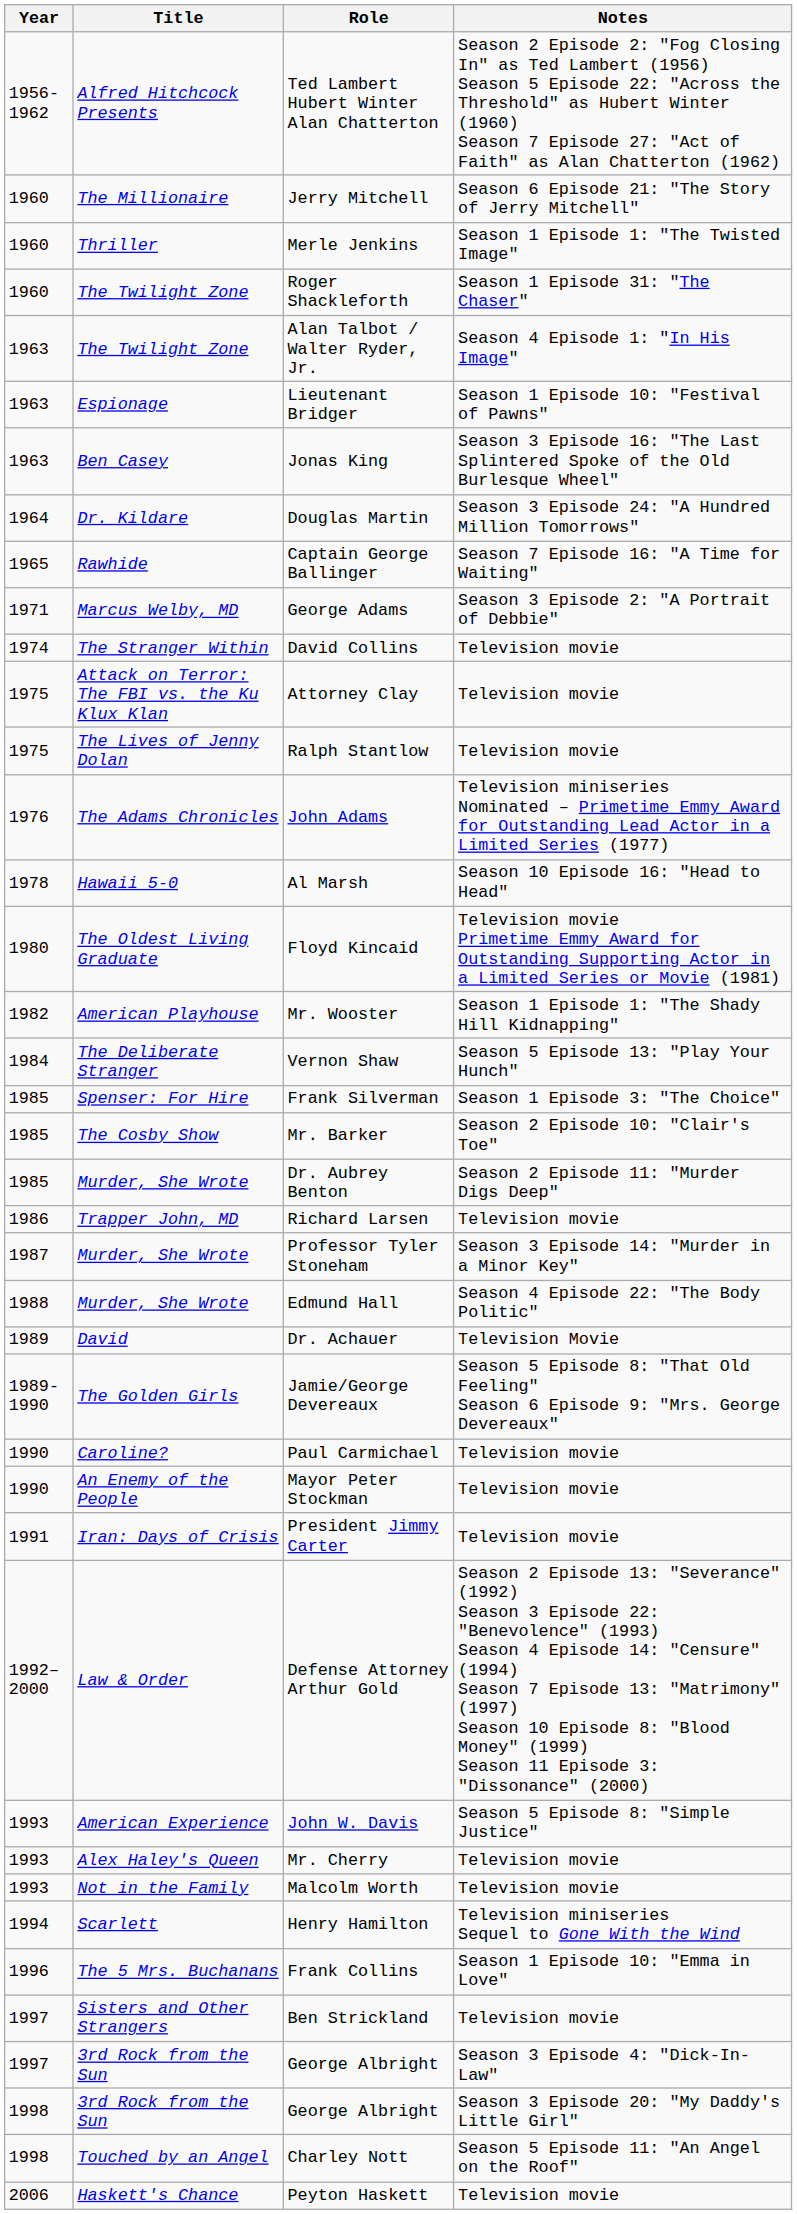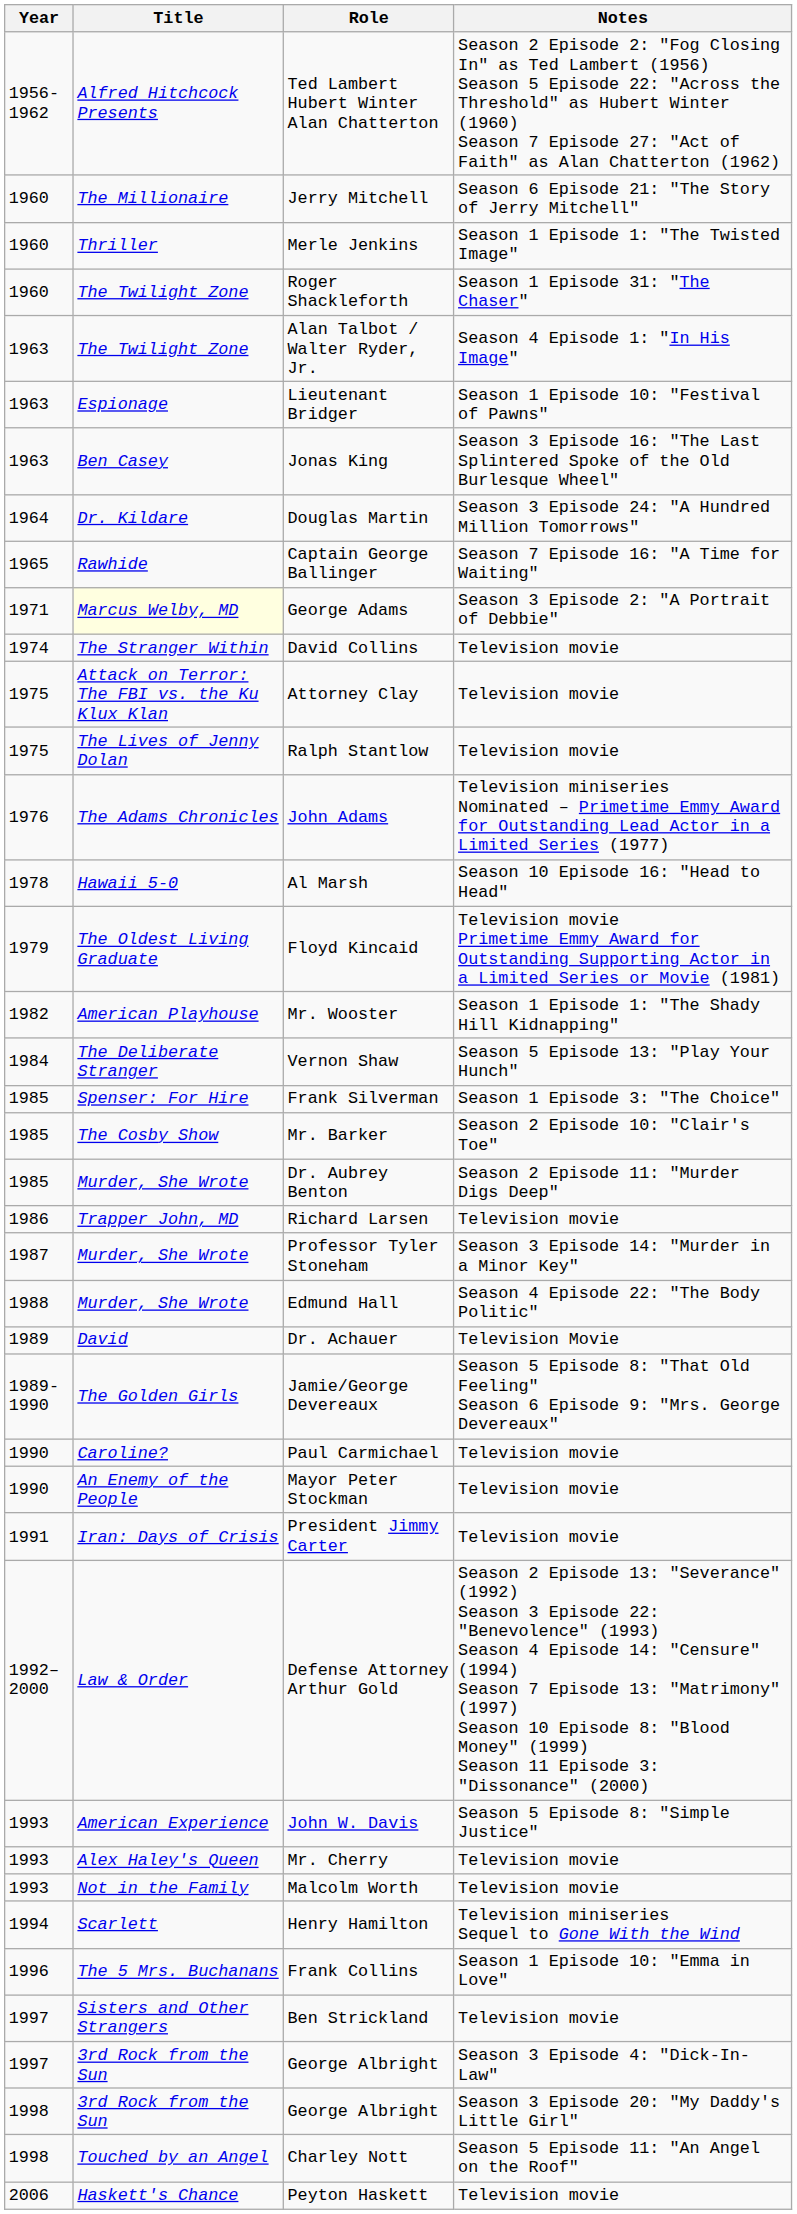(158, 611) no background -> (158, 611) lightyellow background
(29, 949) 1980 -> (29, 949) 1979
